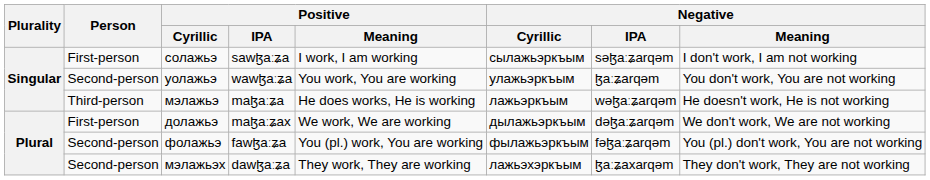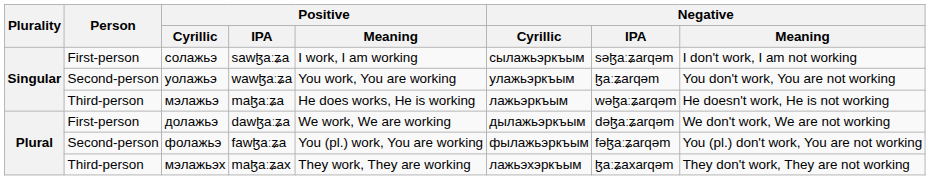(261, 121) maɮaːʑax -> (261, 121) dawɮaːʑa
(113, 164) Second-person -> (106, 164) Third-person
(261, 164) dawɮaːʑa -> (261, 164) maɮaːʑax
